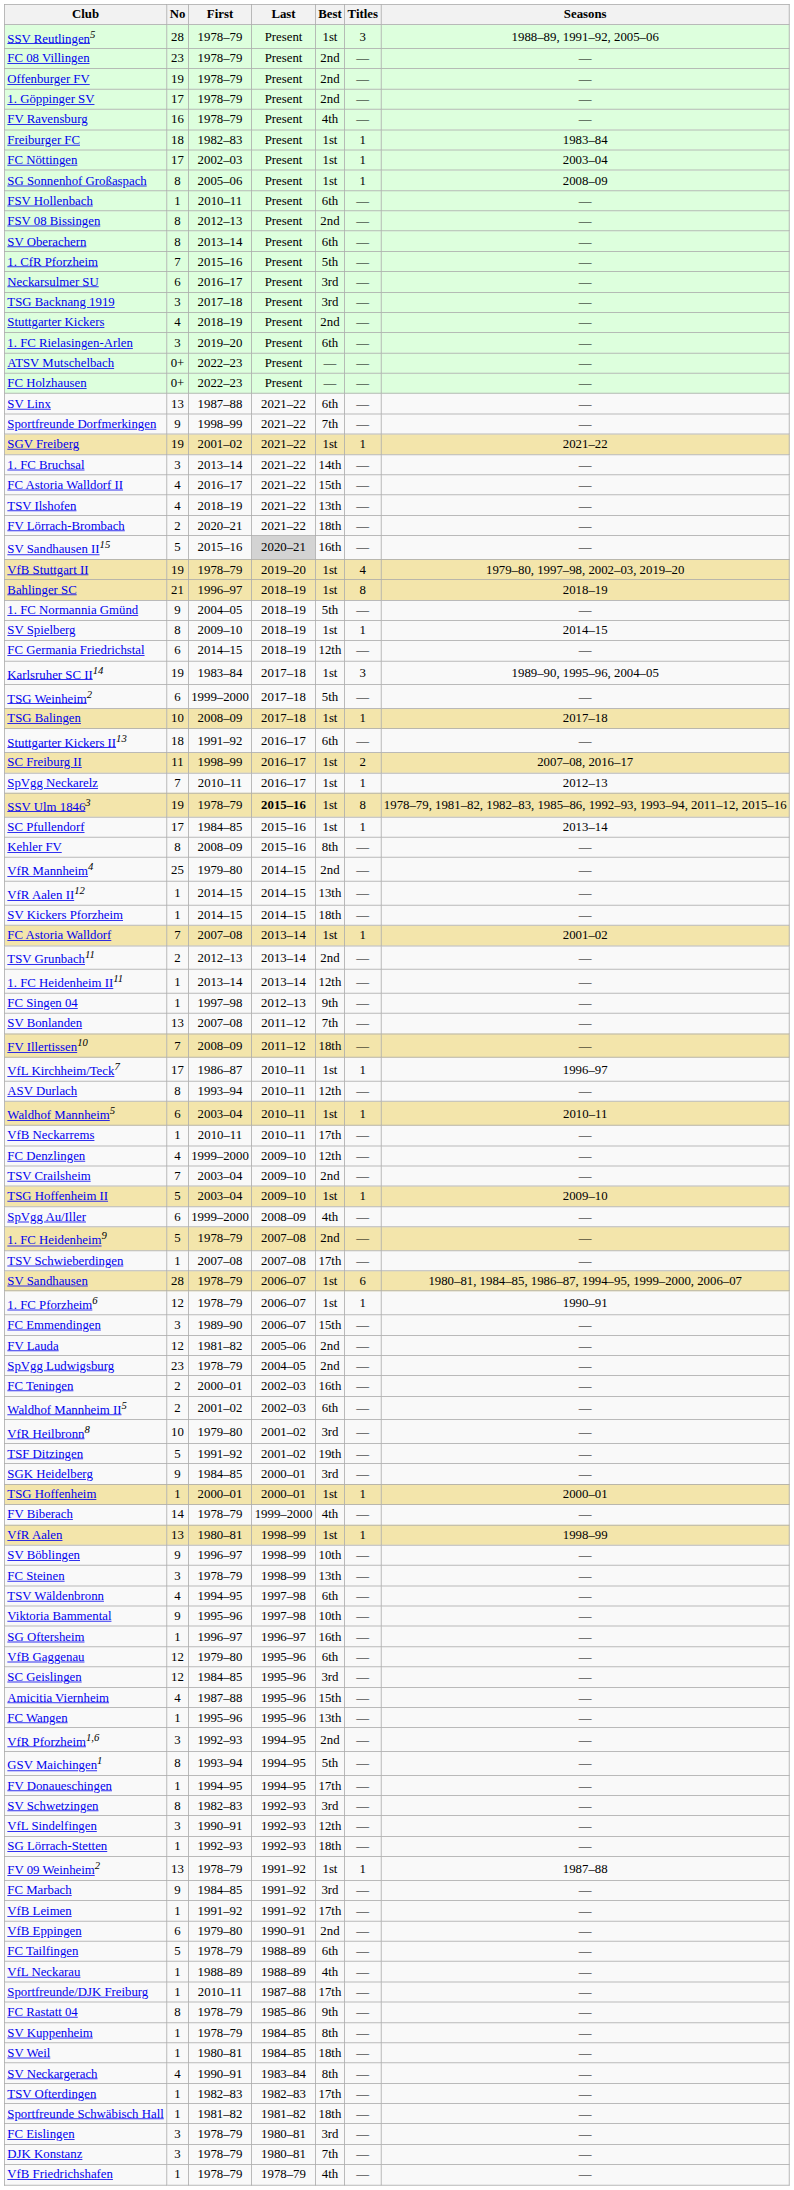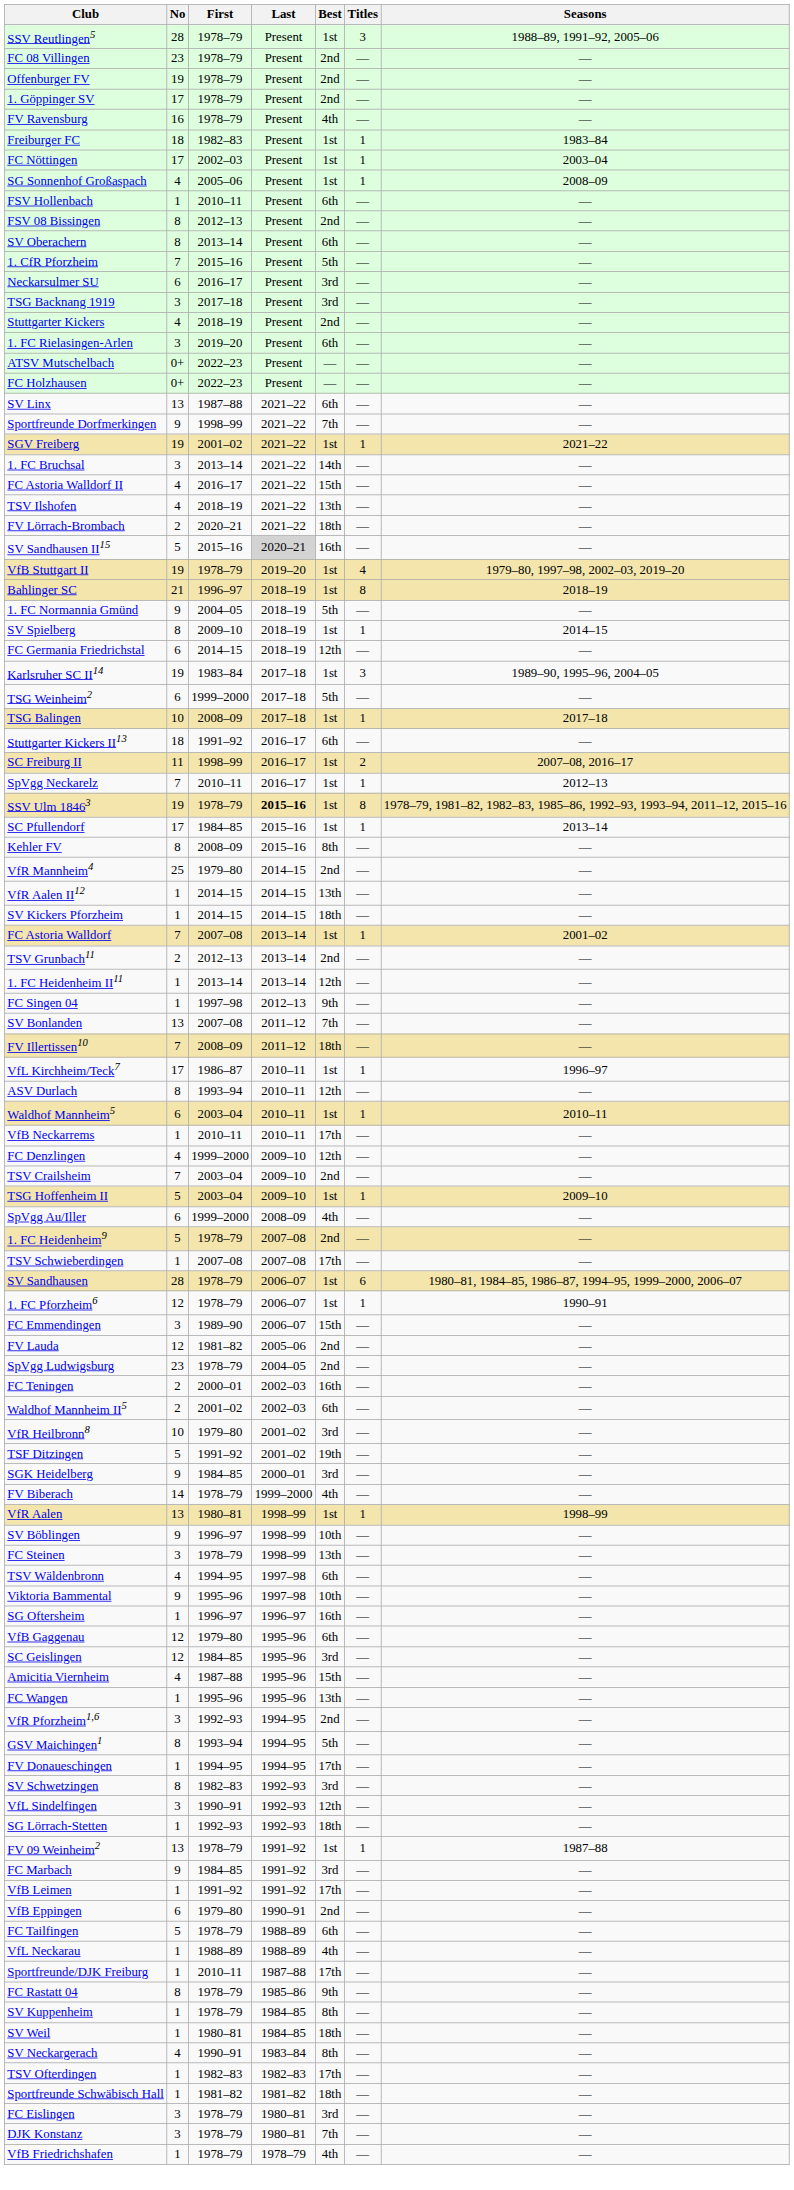(177, 180) 8 -> (177, 180) 4
- row: (52, 1494)
